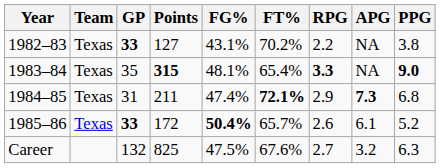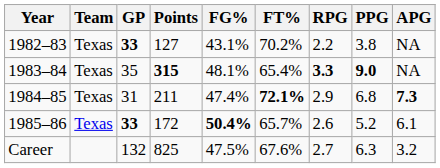columns swapped: (373, 17) <-> (415, 17)
